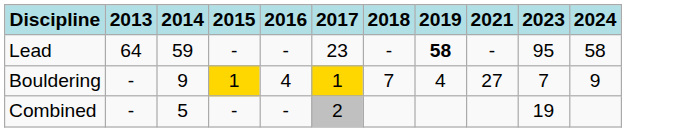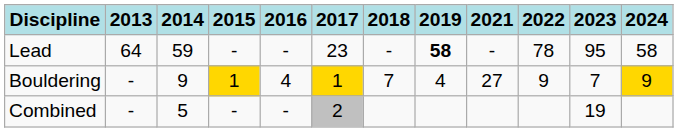+ column: (544, 19)
(595, 80) no background -> (647, 80) gold background
